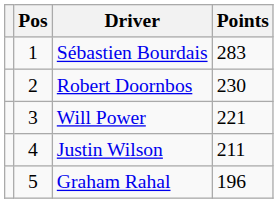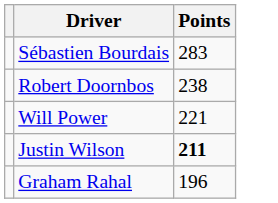- column: (33, 20)
(231, 85) 230 -> (193, 85) 238
(231, 150) normal -> (192, 150) bold
